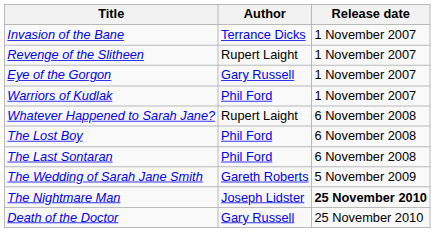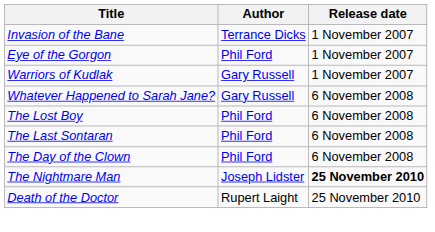- row: (76, 55)
(258, 75) Gary Russell -> (247, 55) Phil Ford
(247, 95) Phil Ford -> (258, 75) Gary Russell
(259, 116) Rupert Laight -> (258, 95) Gary Russell
+ row: (69, 156)
- row: (105, 177)
(258, 217) Gary Russell -> (259, 197) Rupert Laight
